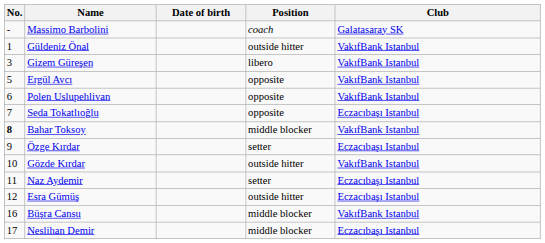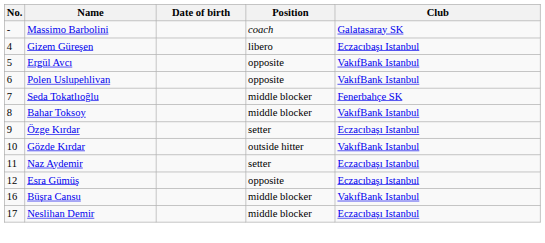- row: (58, 46)
(9, 63) 3 -> (9, 46) 4
(378, 63) VakıfBank Istanbul -> (378, 46) Eczacıbaşı Istanbul
(266, 113) opposite -> (280, 96) middle blocker
(378, 113) Eczacıbaşı Istanbul -> (370, 96) Fenerbahçe SK
(9, 130) bold -> (9, 113) normal
(276, 197) outside hitter -> (266, 180) opposite
